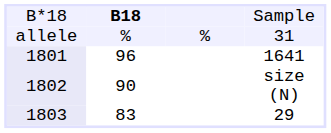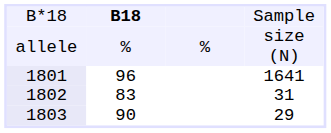(284, 36) 31 -> (284, 46) size (N)
(126, 86) 90 -> (126, 96) 83
(284, 86) size (N) -> (284, 96) 31
(126, 116) 83 -> (126, 116) 90
